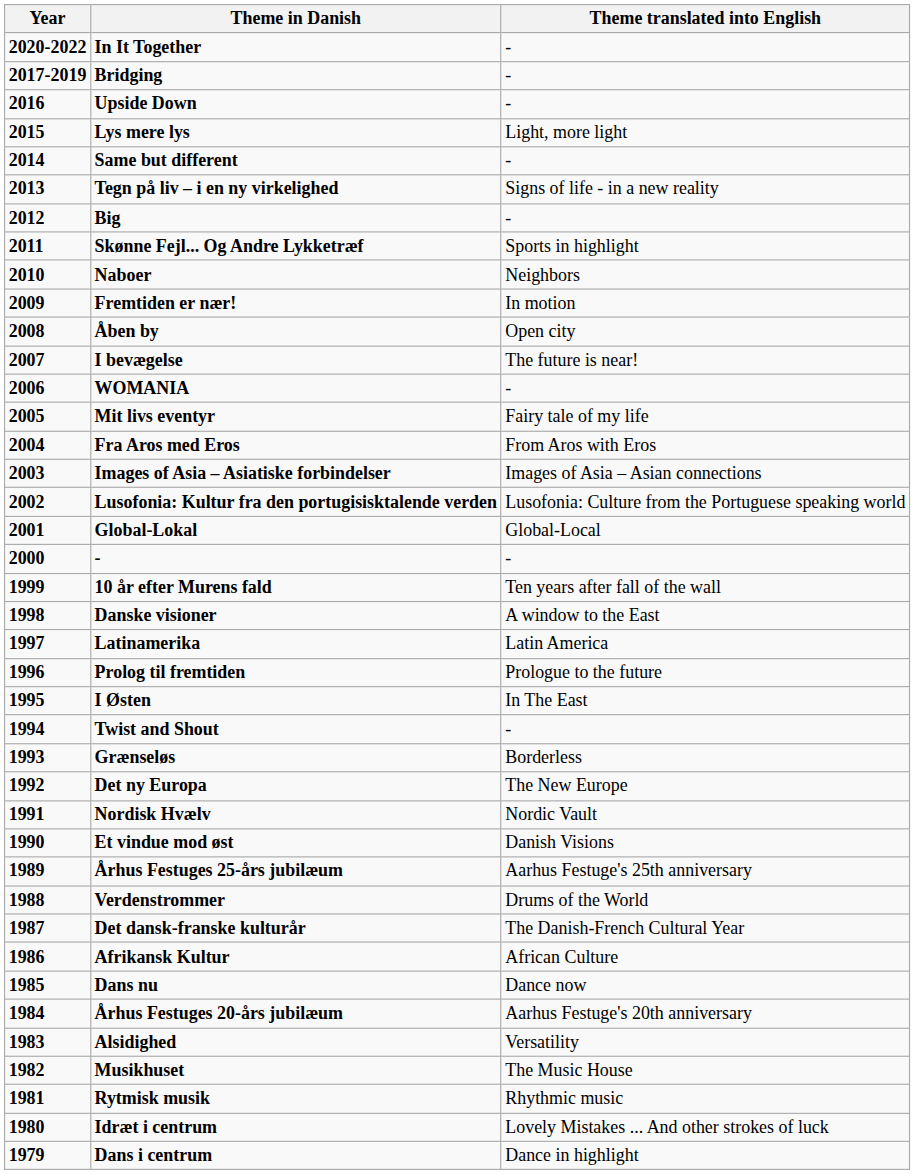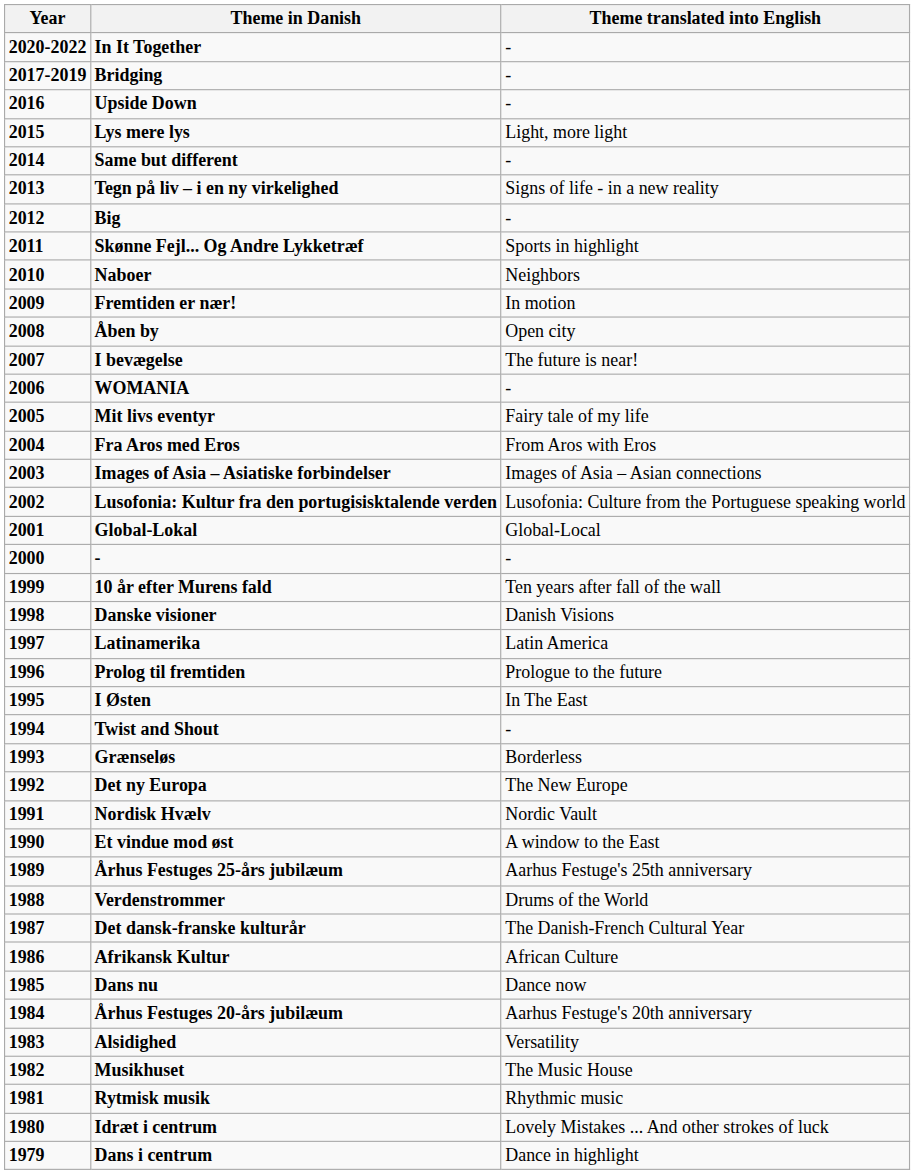(582, 615) A window to the East -> (560, 615) Danish Visions
(560, 842) Danish Visions -> (582, 842) A window to the East
